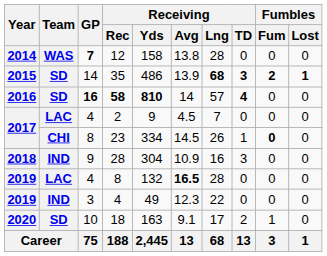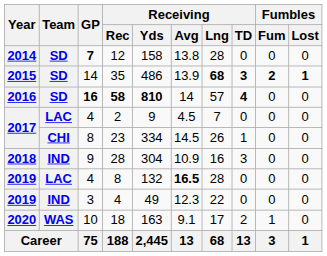(59, 55) WAS -> (59, 55) SD
(272, 138) bold -> (272, 138) normal
(59, 220) SD -> (59, 220) WAS
